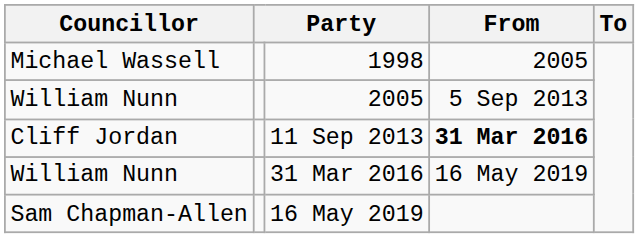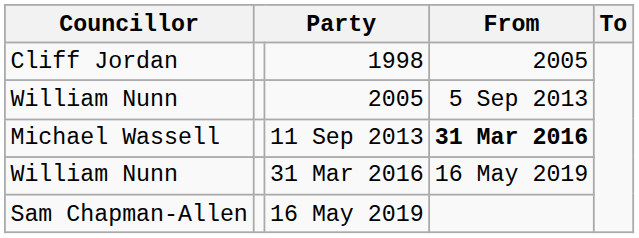(115, 62) Michael Wassell -> (94, 62) Cliff Jordan
(94, 138) Cliff Jordan -> (115, 138) Michael Wassell
